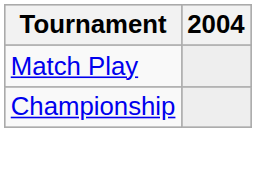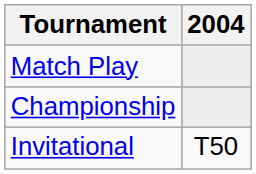+ row: (72, 147)
